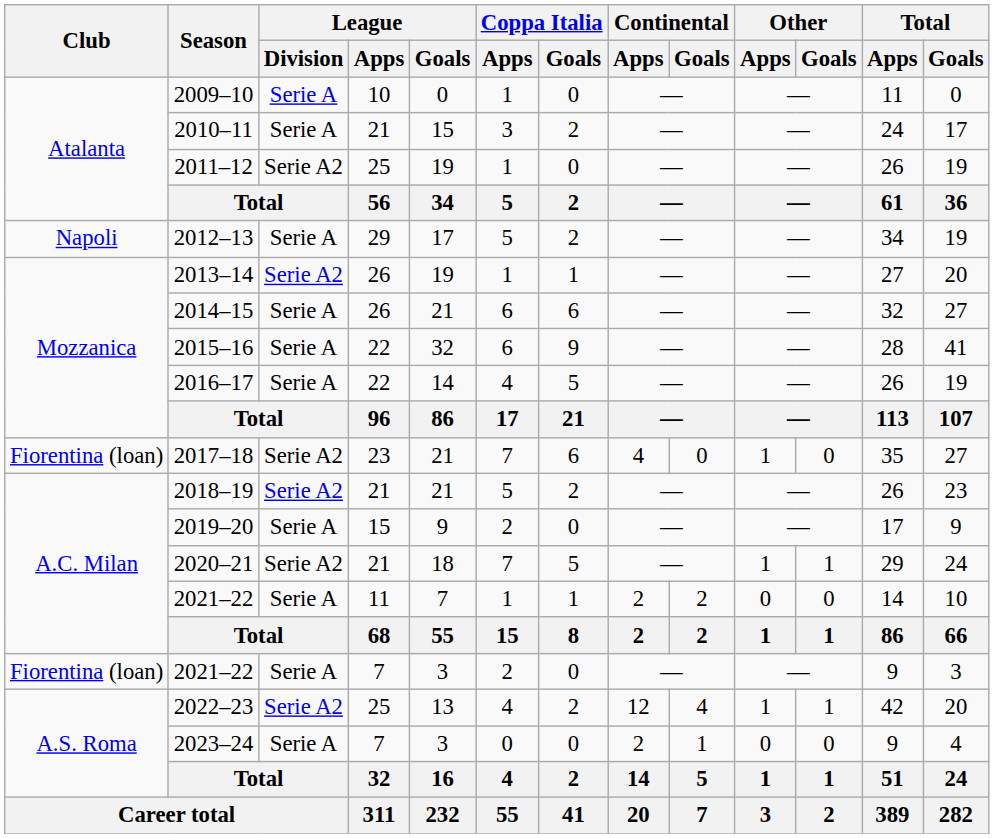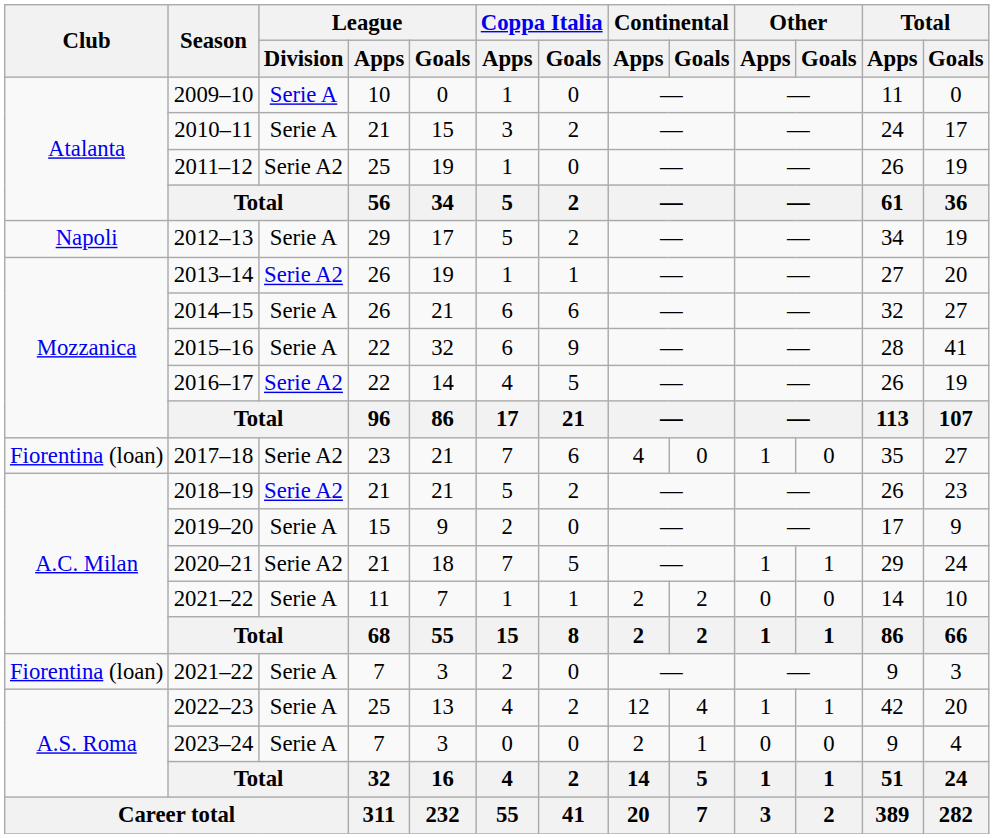(303, 382) Serie A -> (303, 382) Serie A2
(303, 707) Serie A2 -> (303, 707) Serie A
